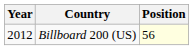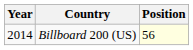(20, 34) 2012 -> (20, 34) 2014
